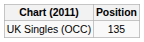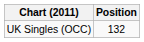(116, 29) 135 -> (116, 29) 132
